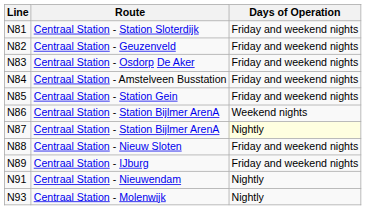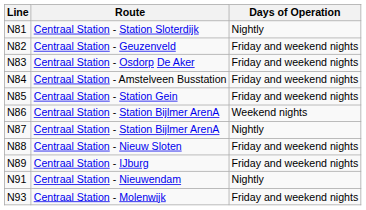(295, 29) Friday and weekend nights -> (248, 29) Nightly
(248, 129) lightyellow background -> (248, 129) no background
(248, 196) Nightly -> (295, 196) Friday and weekend nights
